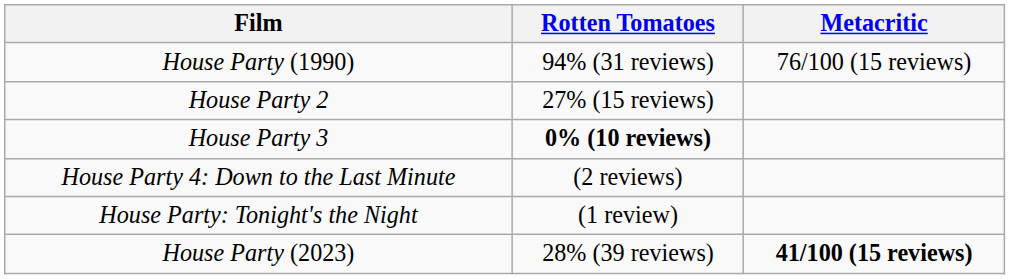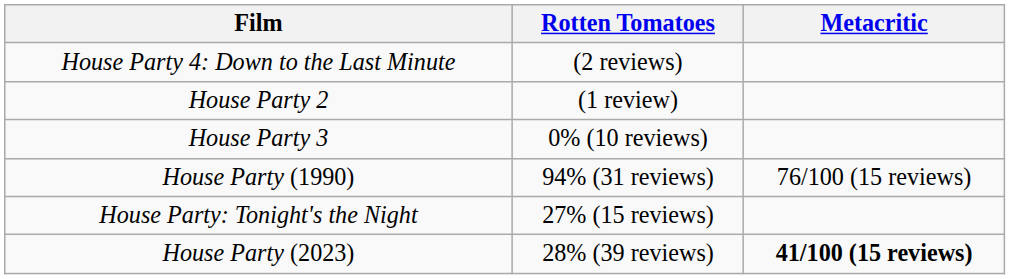rows swapped: (258, 61) <-> (258, 176)
(628, 100) 27% (15 reviews) -> (628, 100) (1 review)
(628, 138) bold -> (628, 138) normal
(628, 215) (1 review) -> (628, 215) 27% (15 reviews)
